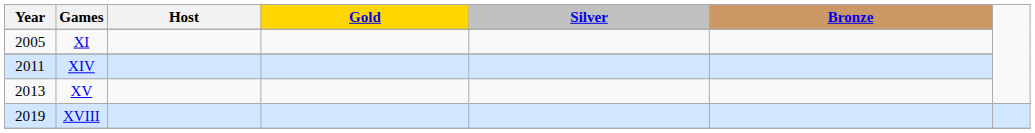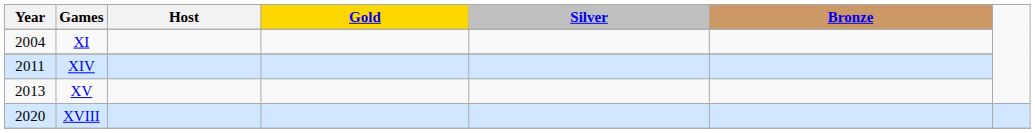(30, 41) 2005 -> (30, 41) 2004
(30, 116) 2019 -> (30, 116) 2020
